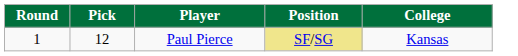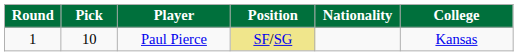+ column: (358, 16)
(102, 39) 12 -> (89, 39) 10
